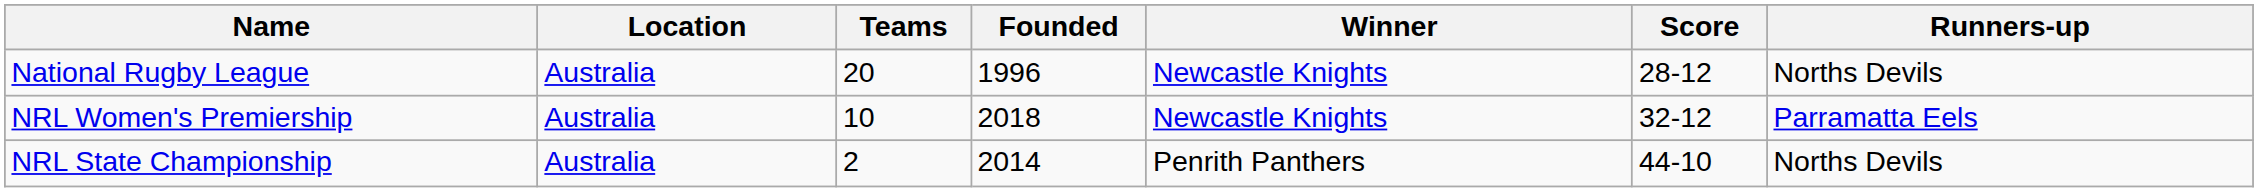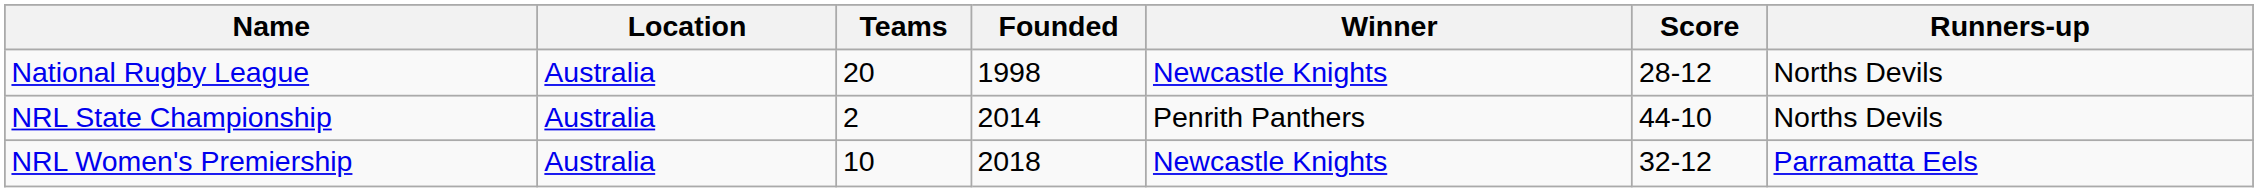(1009, 72) 1996 -> (1009, 72) 1998
rows swapped: (172, 162) <-> (182, 117)
